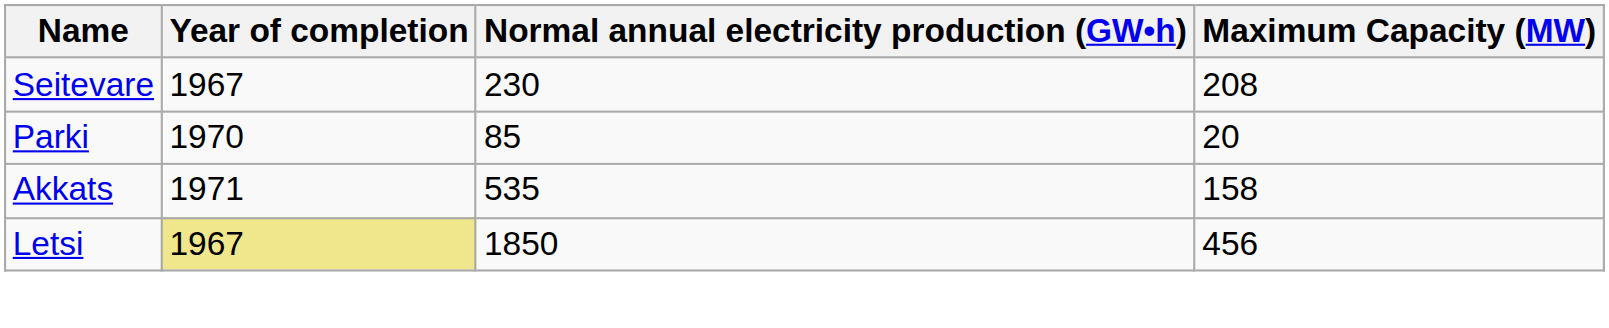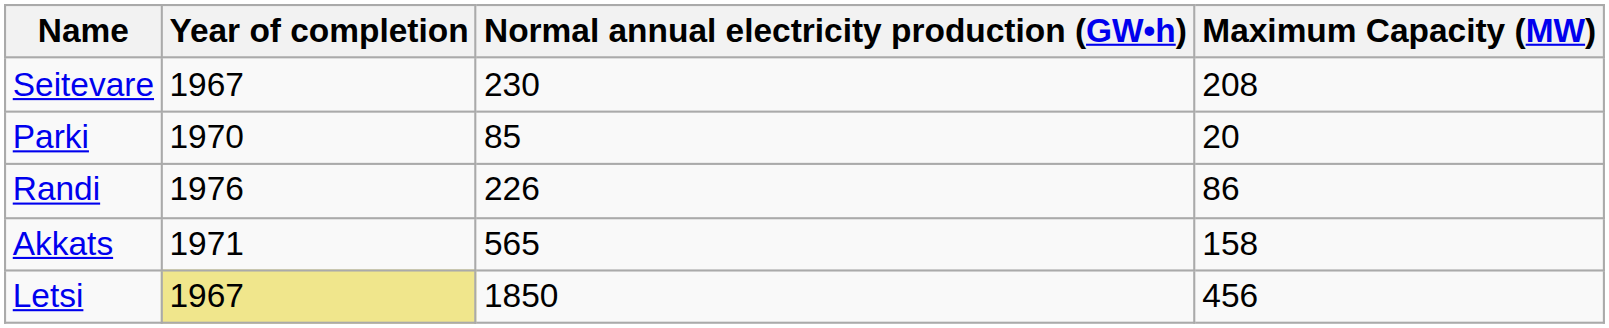+ row: (56, 190)
(512, 190) 535 -> (512, 243) 565
